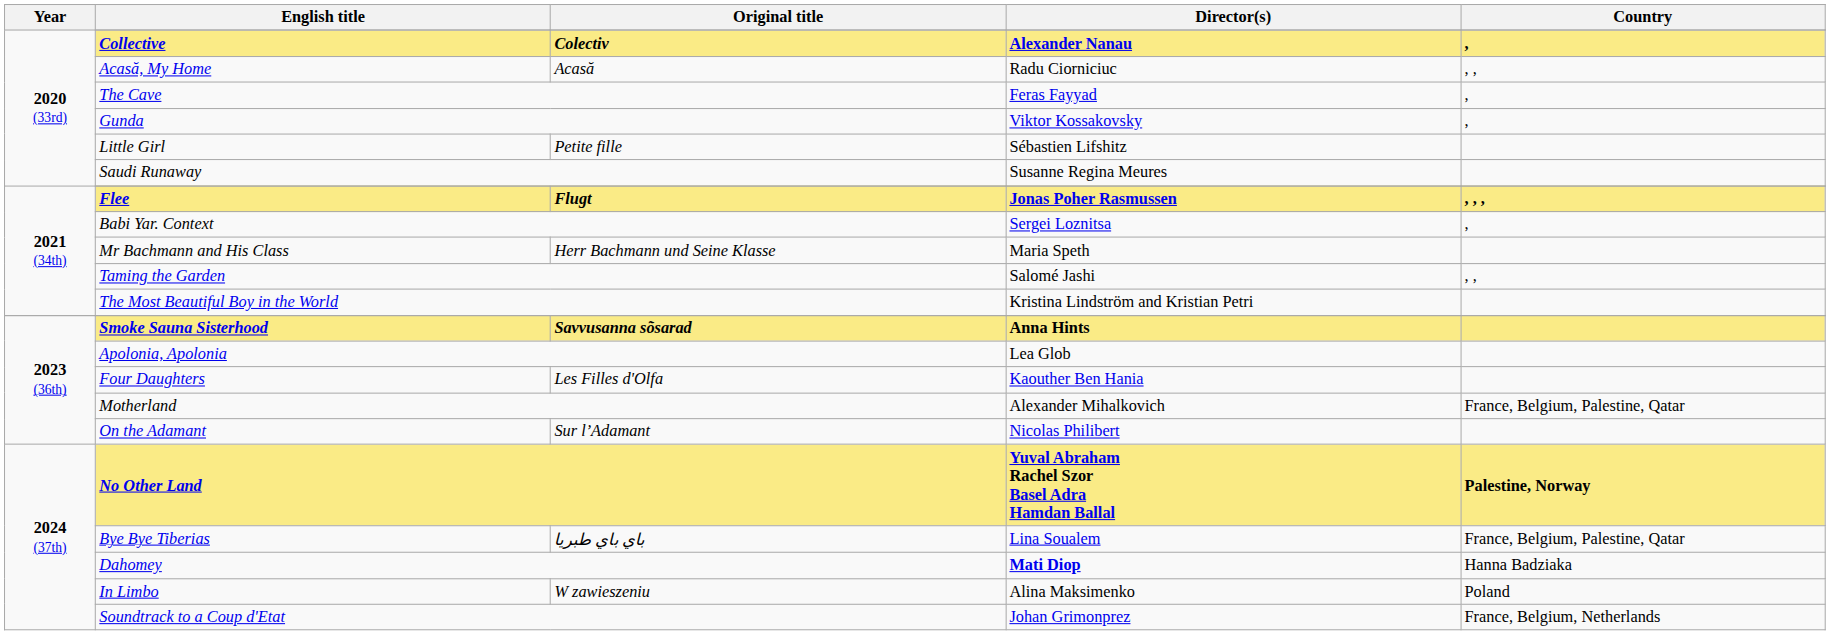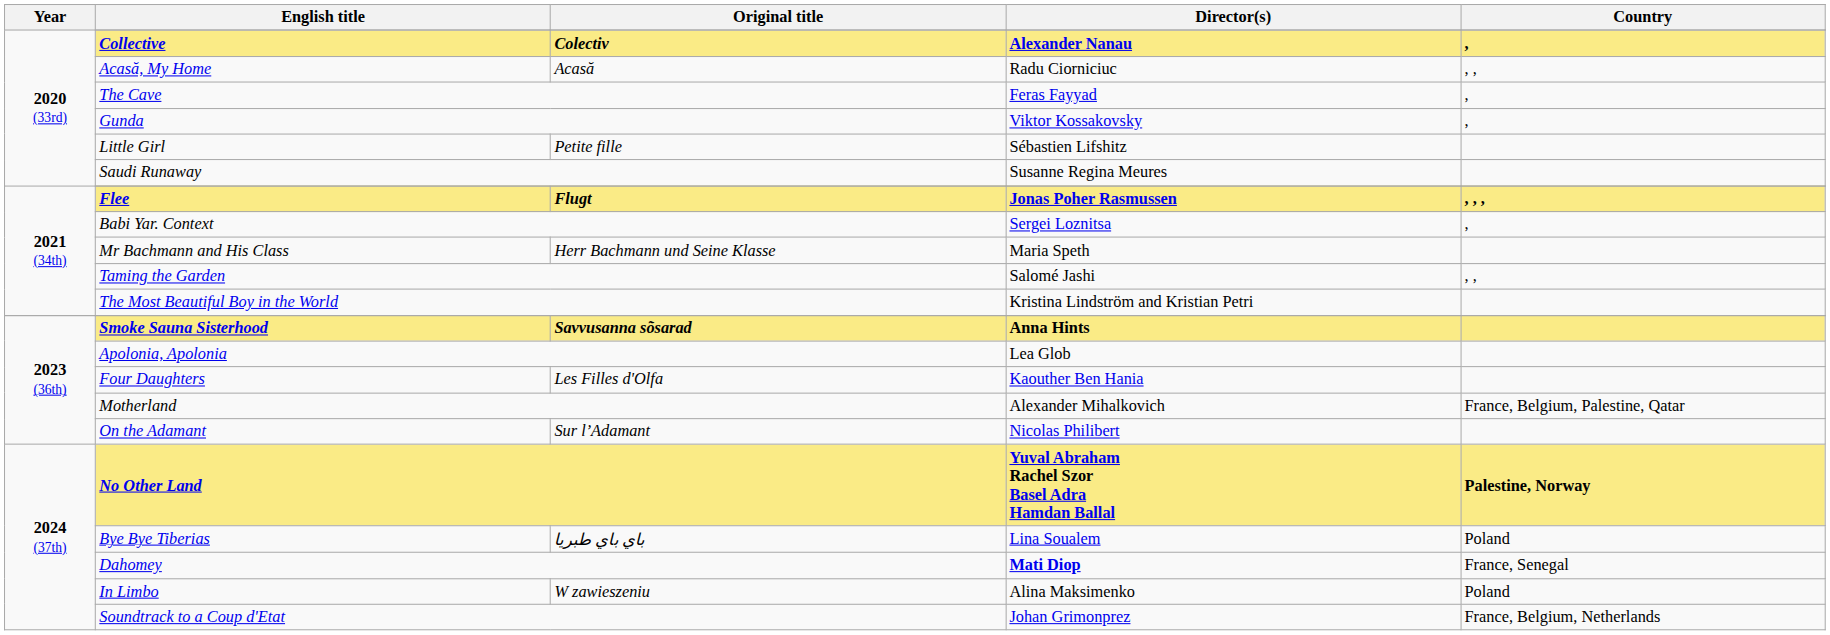(1575, 538) France, Belgium, Palestine, Qatar -> (1487, 538) Poland
(1518, 565) Hanna Badziaka -> (1517, 565) France, Senegal
